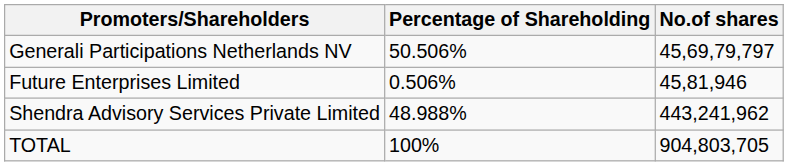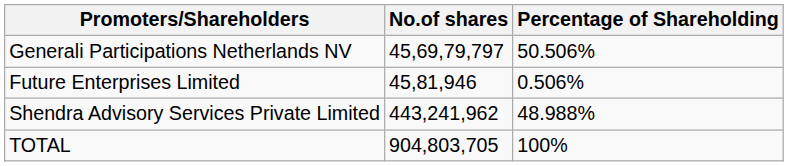columns swapped: (520, 20) <-> (719, 20)
